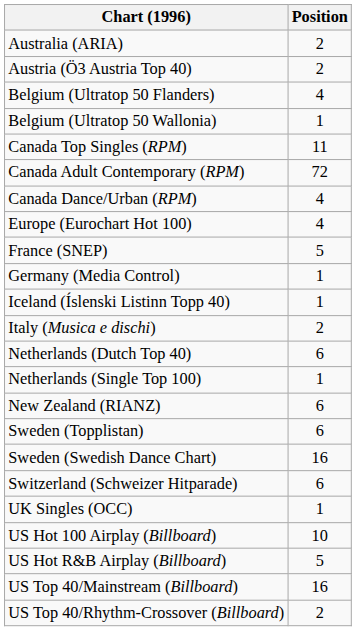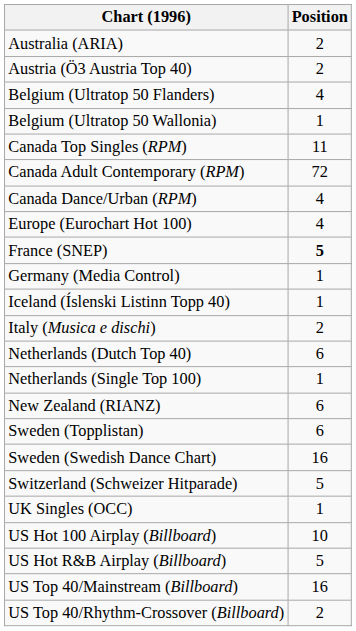(320, 250) normal -> (320, 250) bold
(320, 483) 6 -> (320, 483) 5
